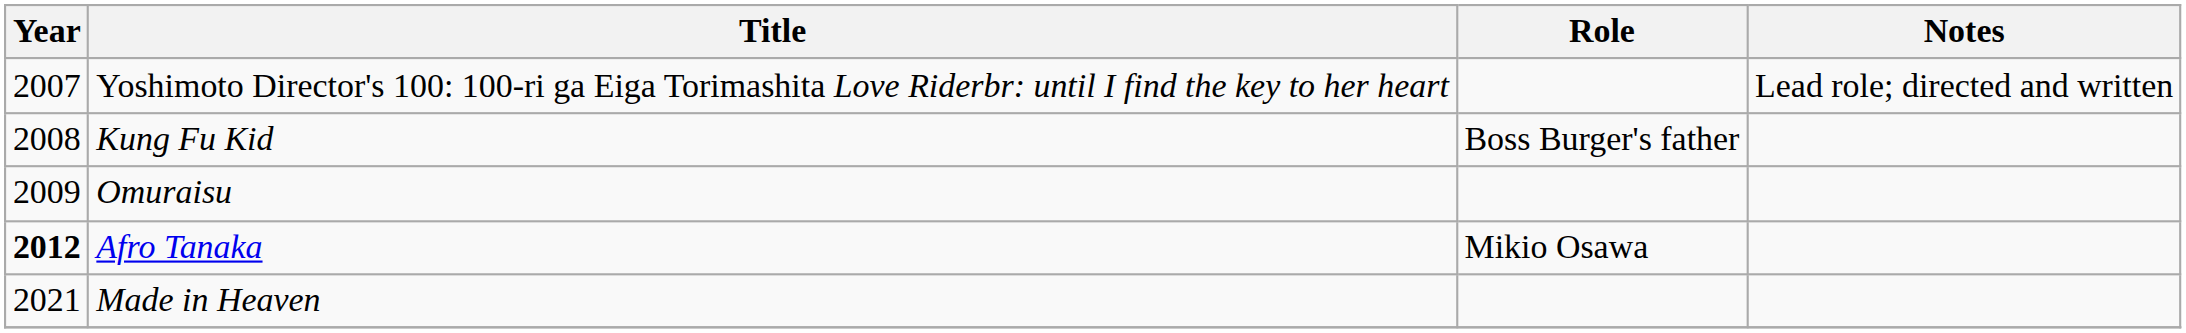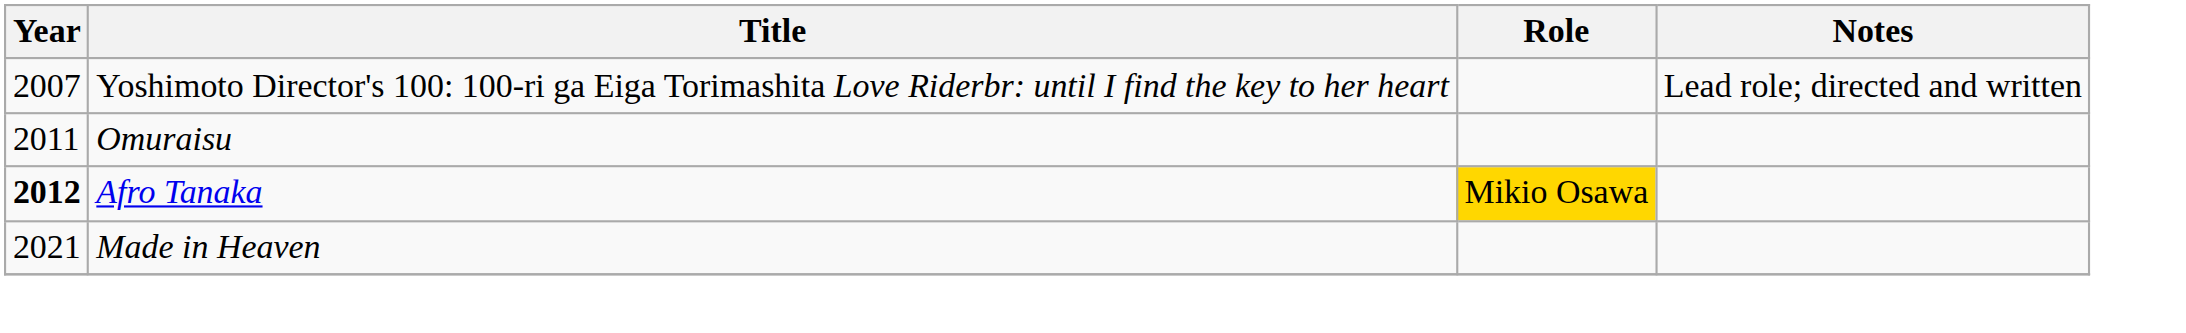- row: (185, 138)
(47, 192) 2009 -> (46, 138) 2011
(1556, 246) no background -> (1556, 192) gold background
